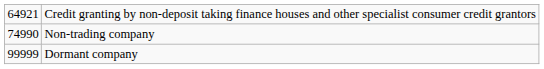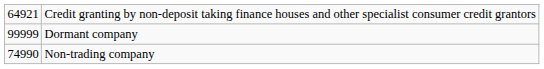rows swapped: (99, 34) <-> (91, 53)
